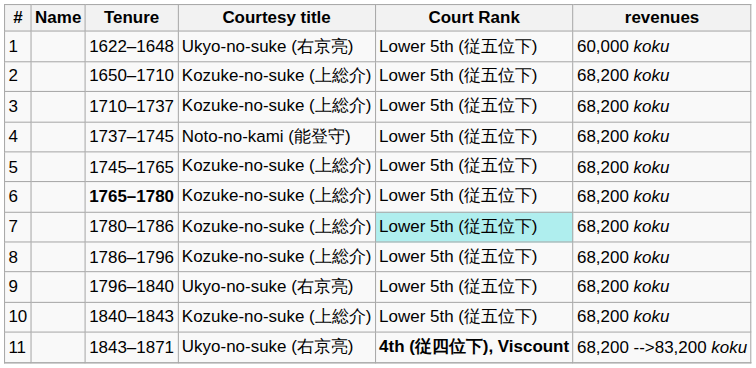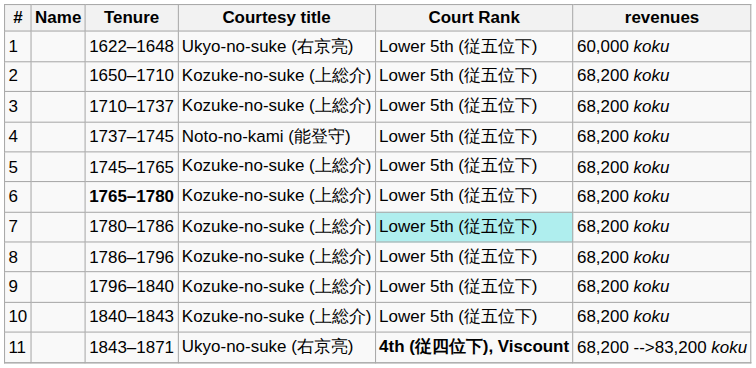(268, 286) Ukyo-no-suke (右京亮) -> (277, 286) Kozuke-no-suke (上総介)
